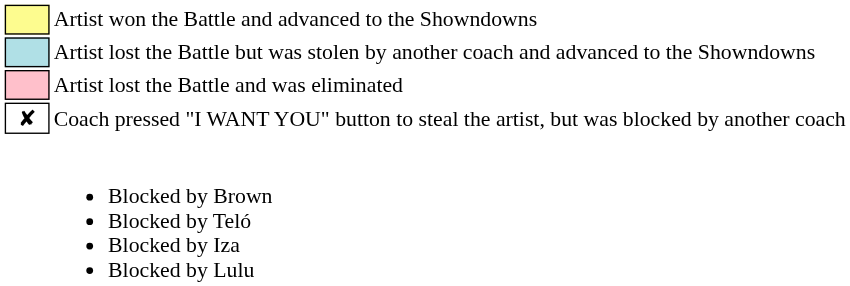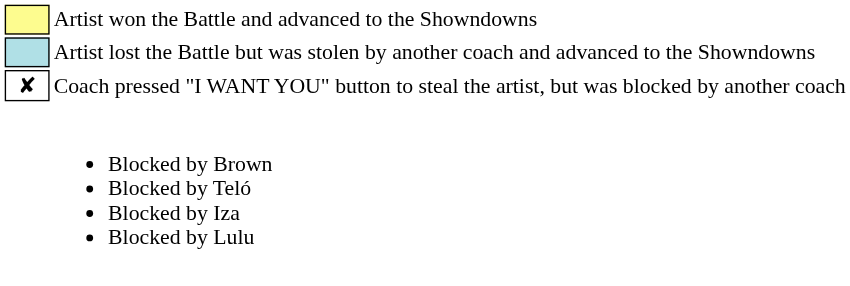- row: (228, 84)
